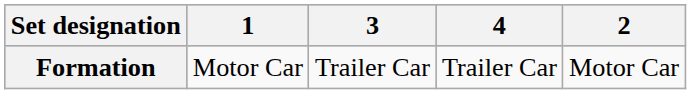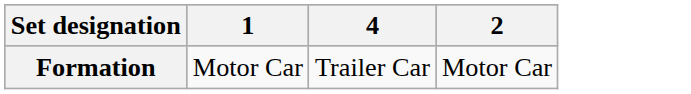- column: (372, 25)
